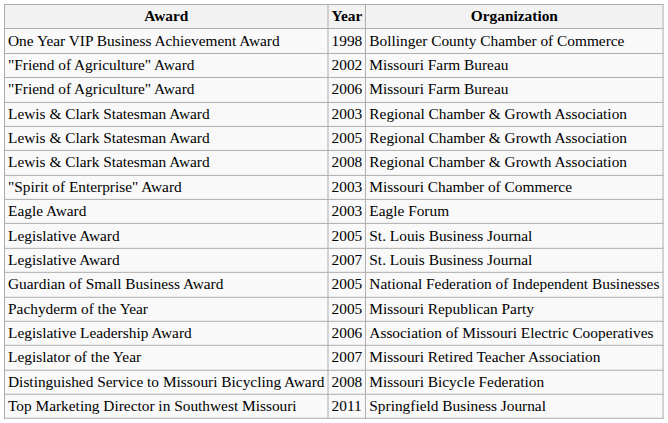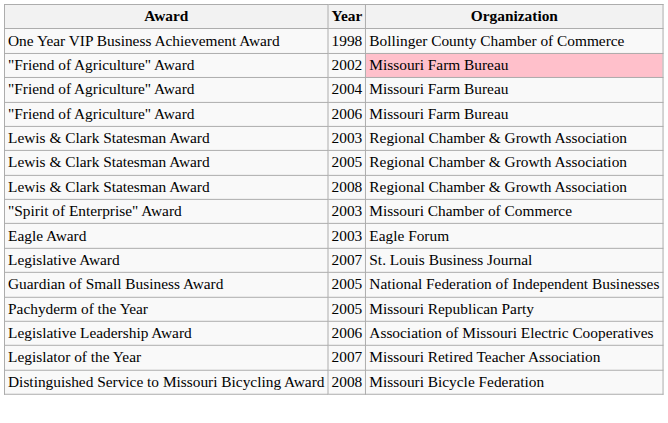(439, 65) no background -> (439, 65) pink background
+ row: (101, 89)
- row: (64, 235)
- row: (152, 406)
